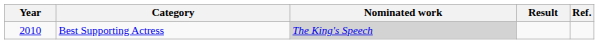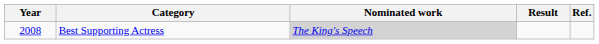(30, 30) 2010 -> (30, 30) 2008
